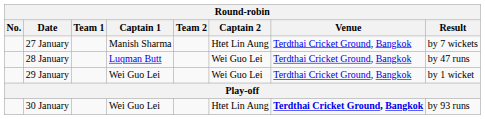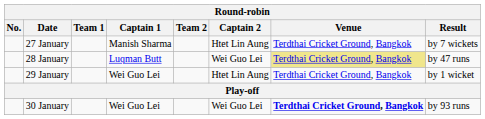(342, 59) no background -> (342, 59) khaki background
(237, 75) Wei Guo Lei -> (240, 75) Htet Lin Aung
(240, 106) Htet Lin Aung -> (237, 106) Wei Guo Lei
